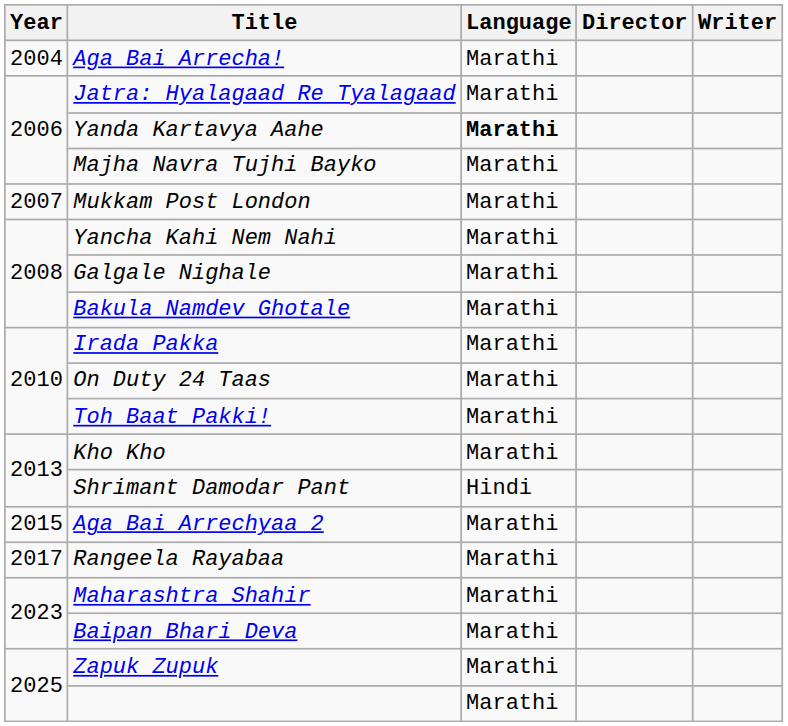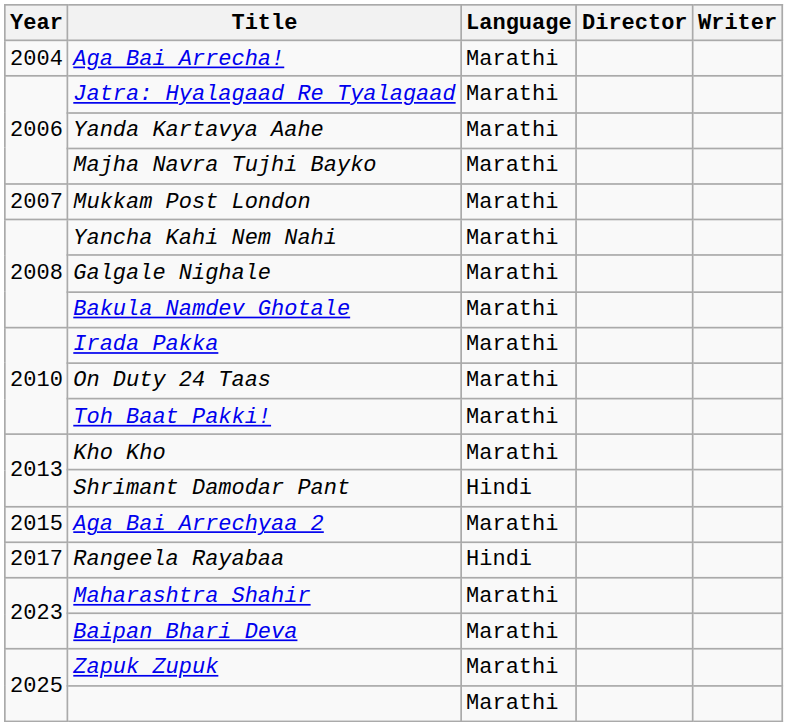(512, 130) bold -> (512, 130) normal
(512, 560) Marathi -> (499, 560) Hindi
